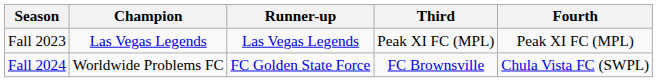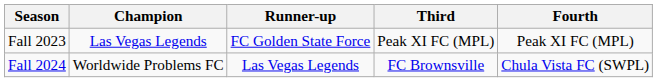(300, 40) Las Vegas Legends -> (300, 40) FC Golden State Force
(300, 64) FC Golden State Force -> (300, 64) Las Vegas Legends
